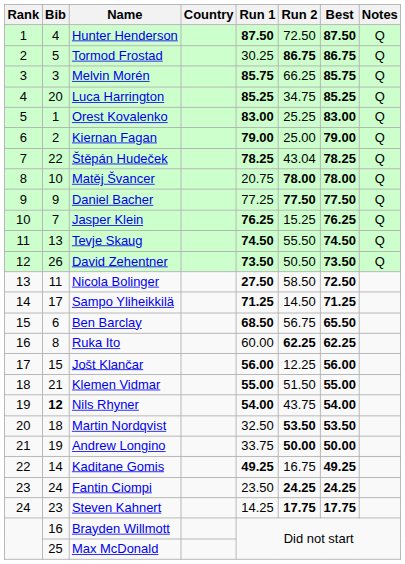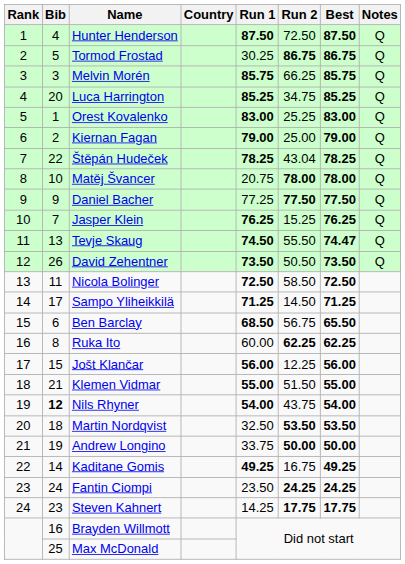(340, 240) 74.50 -> (340, 240) 74.47
(257, 281) 27.50 -> (257, 281) 72.50
